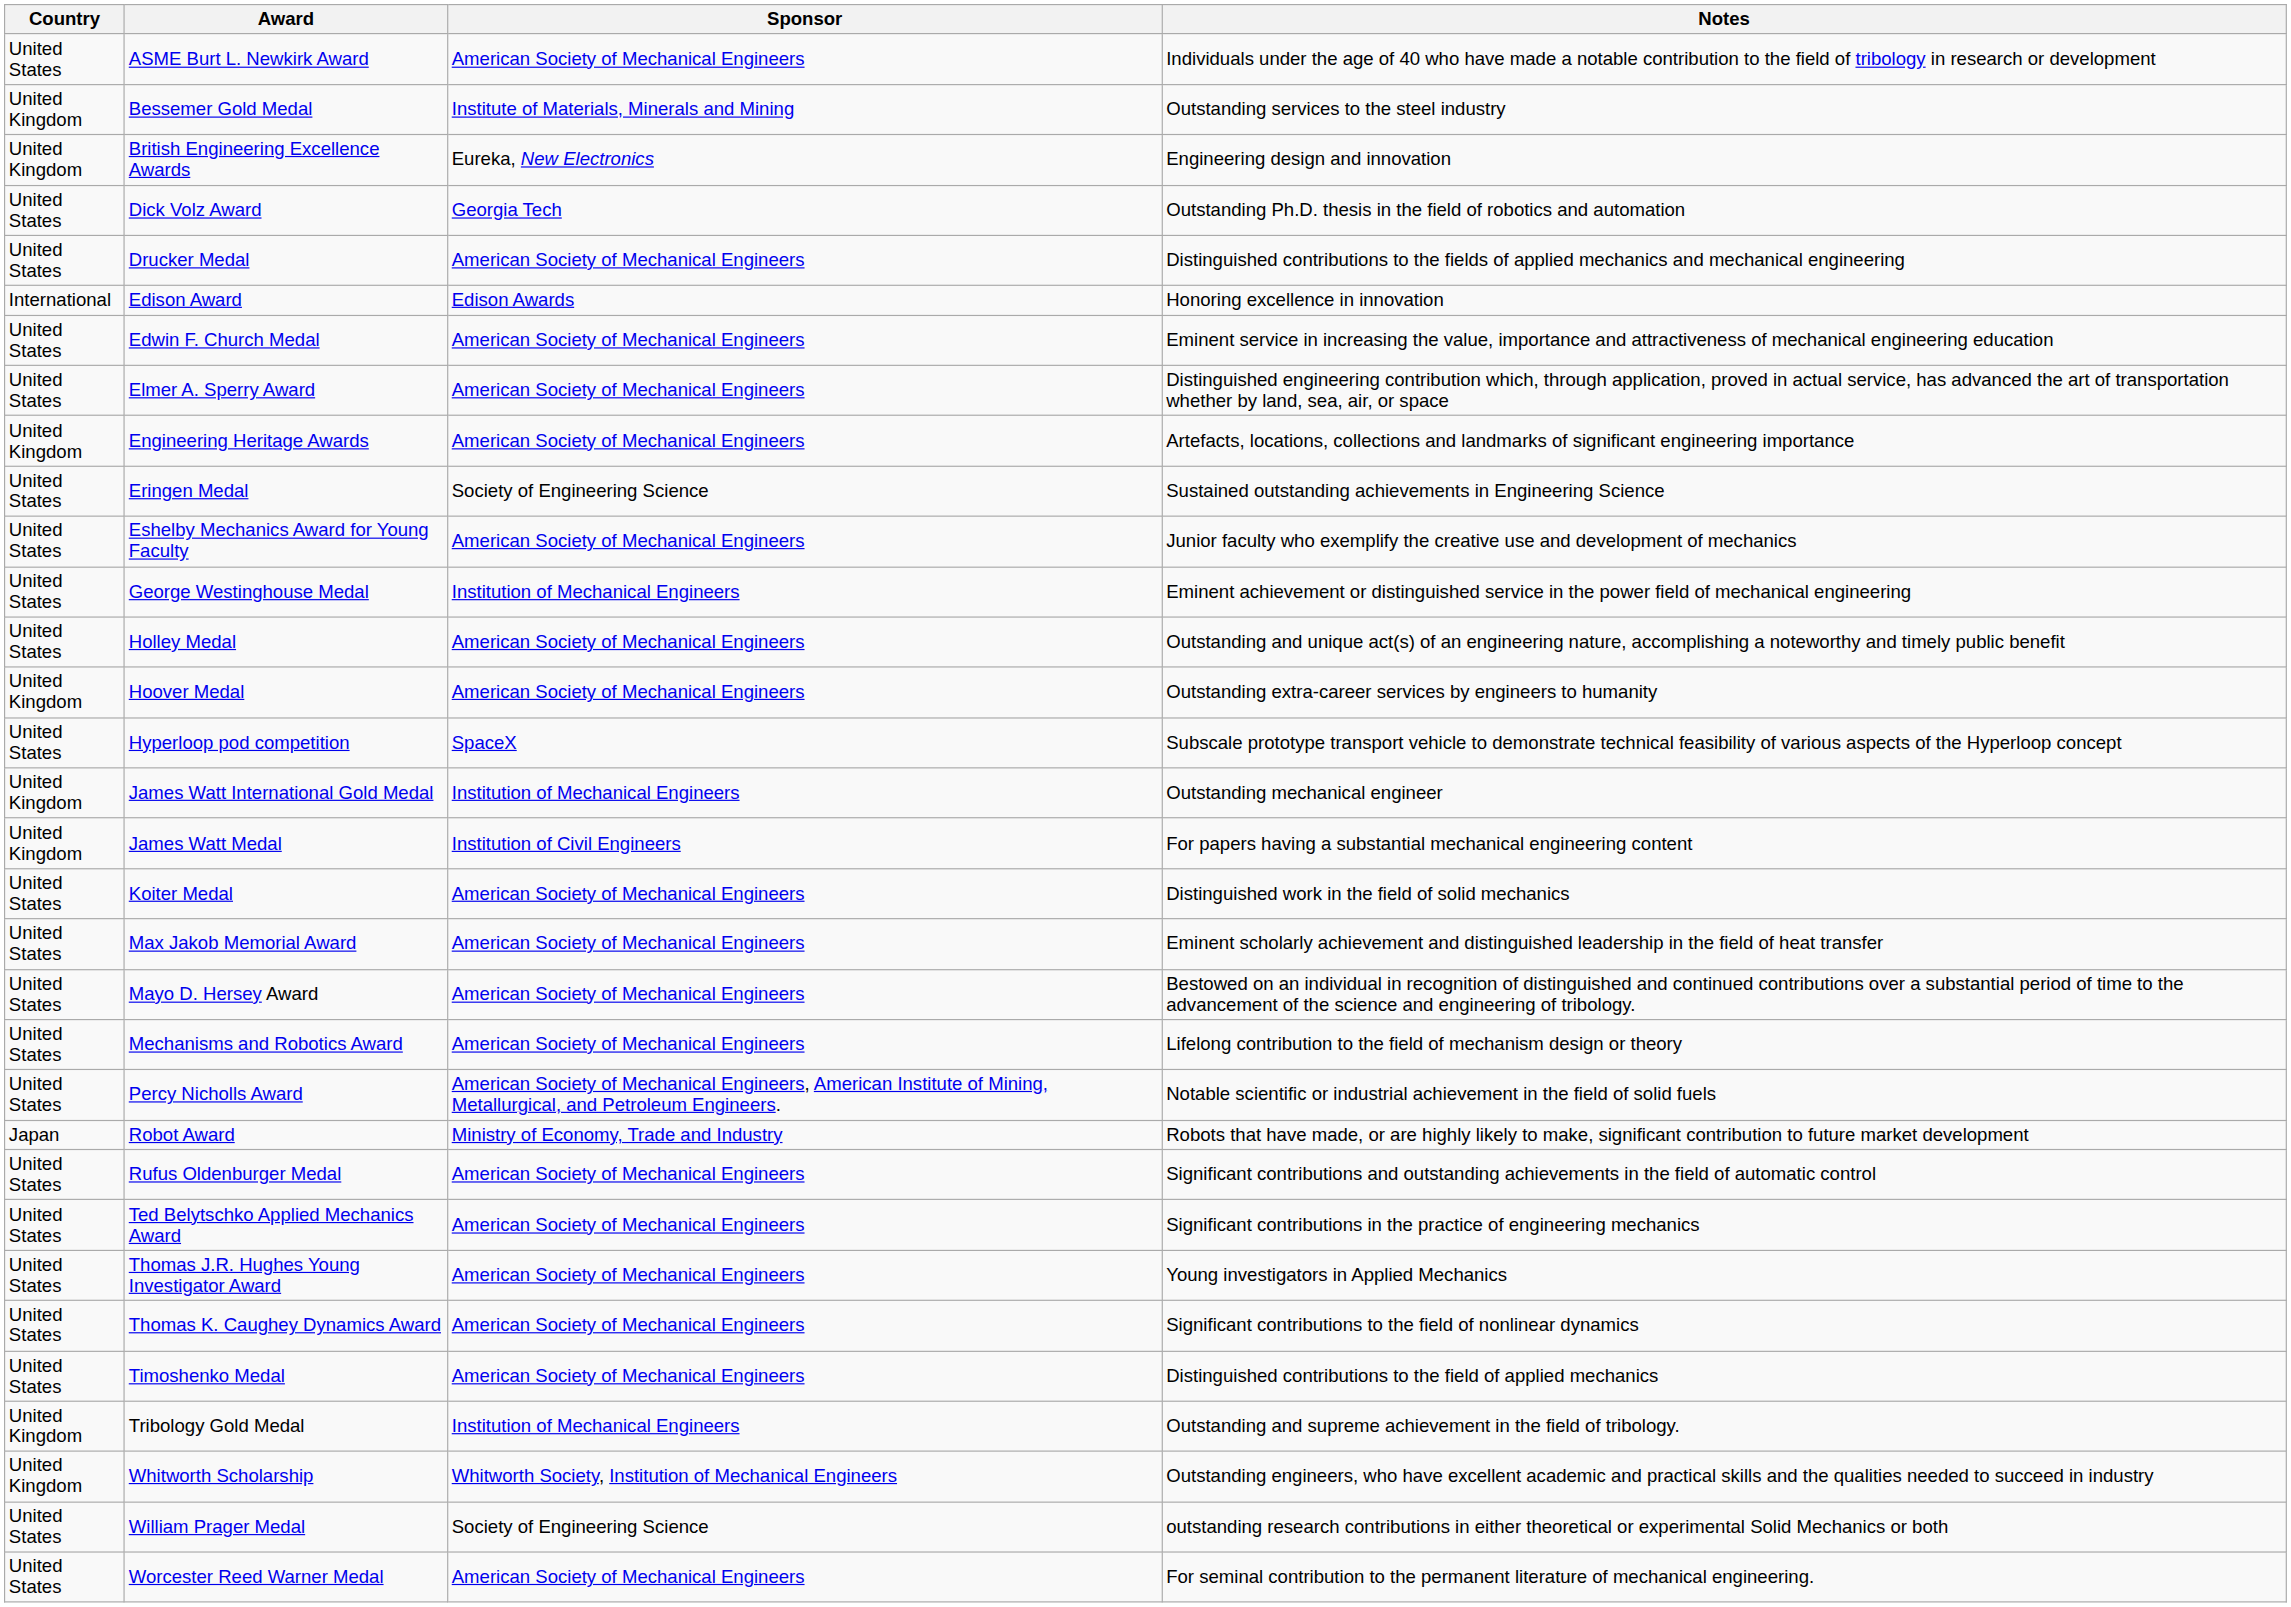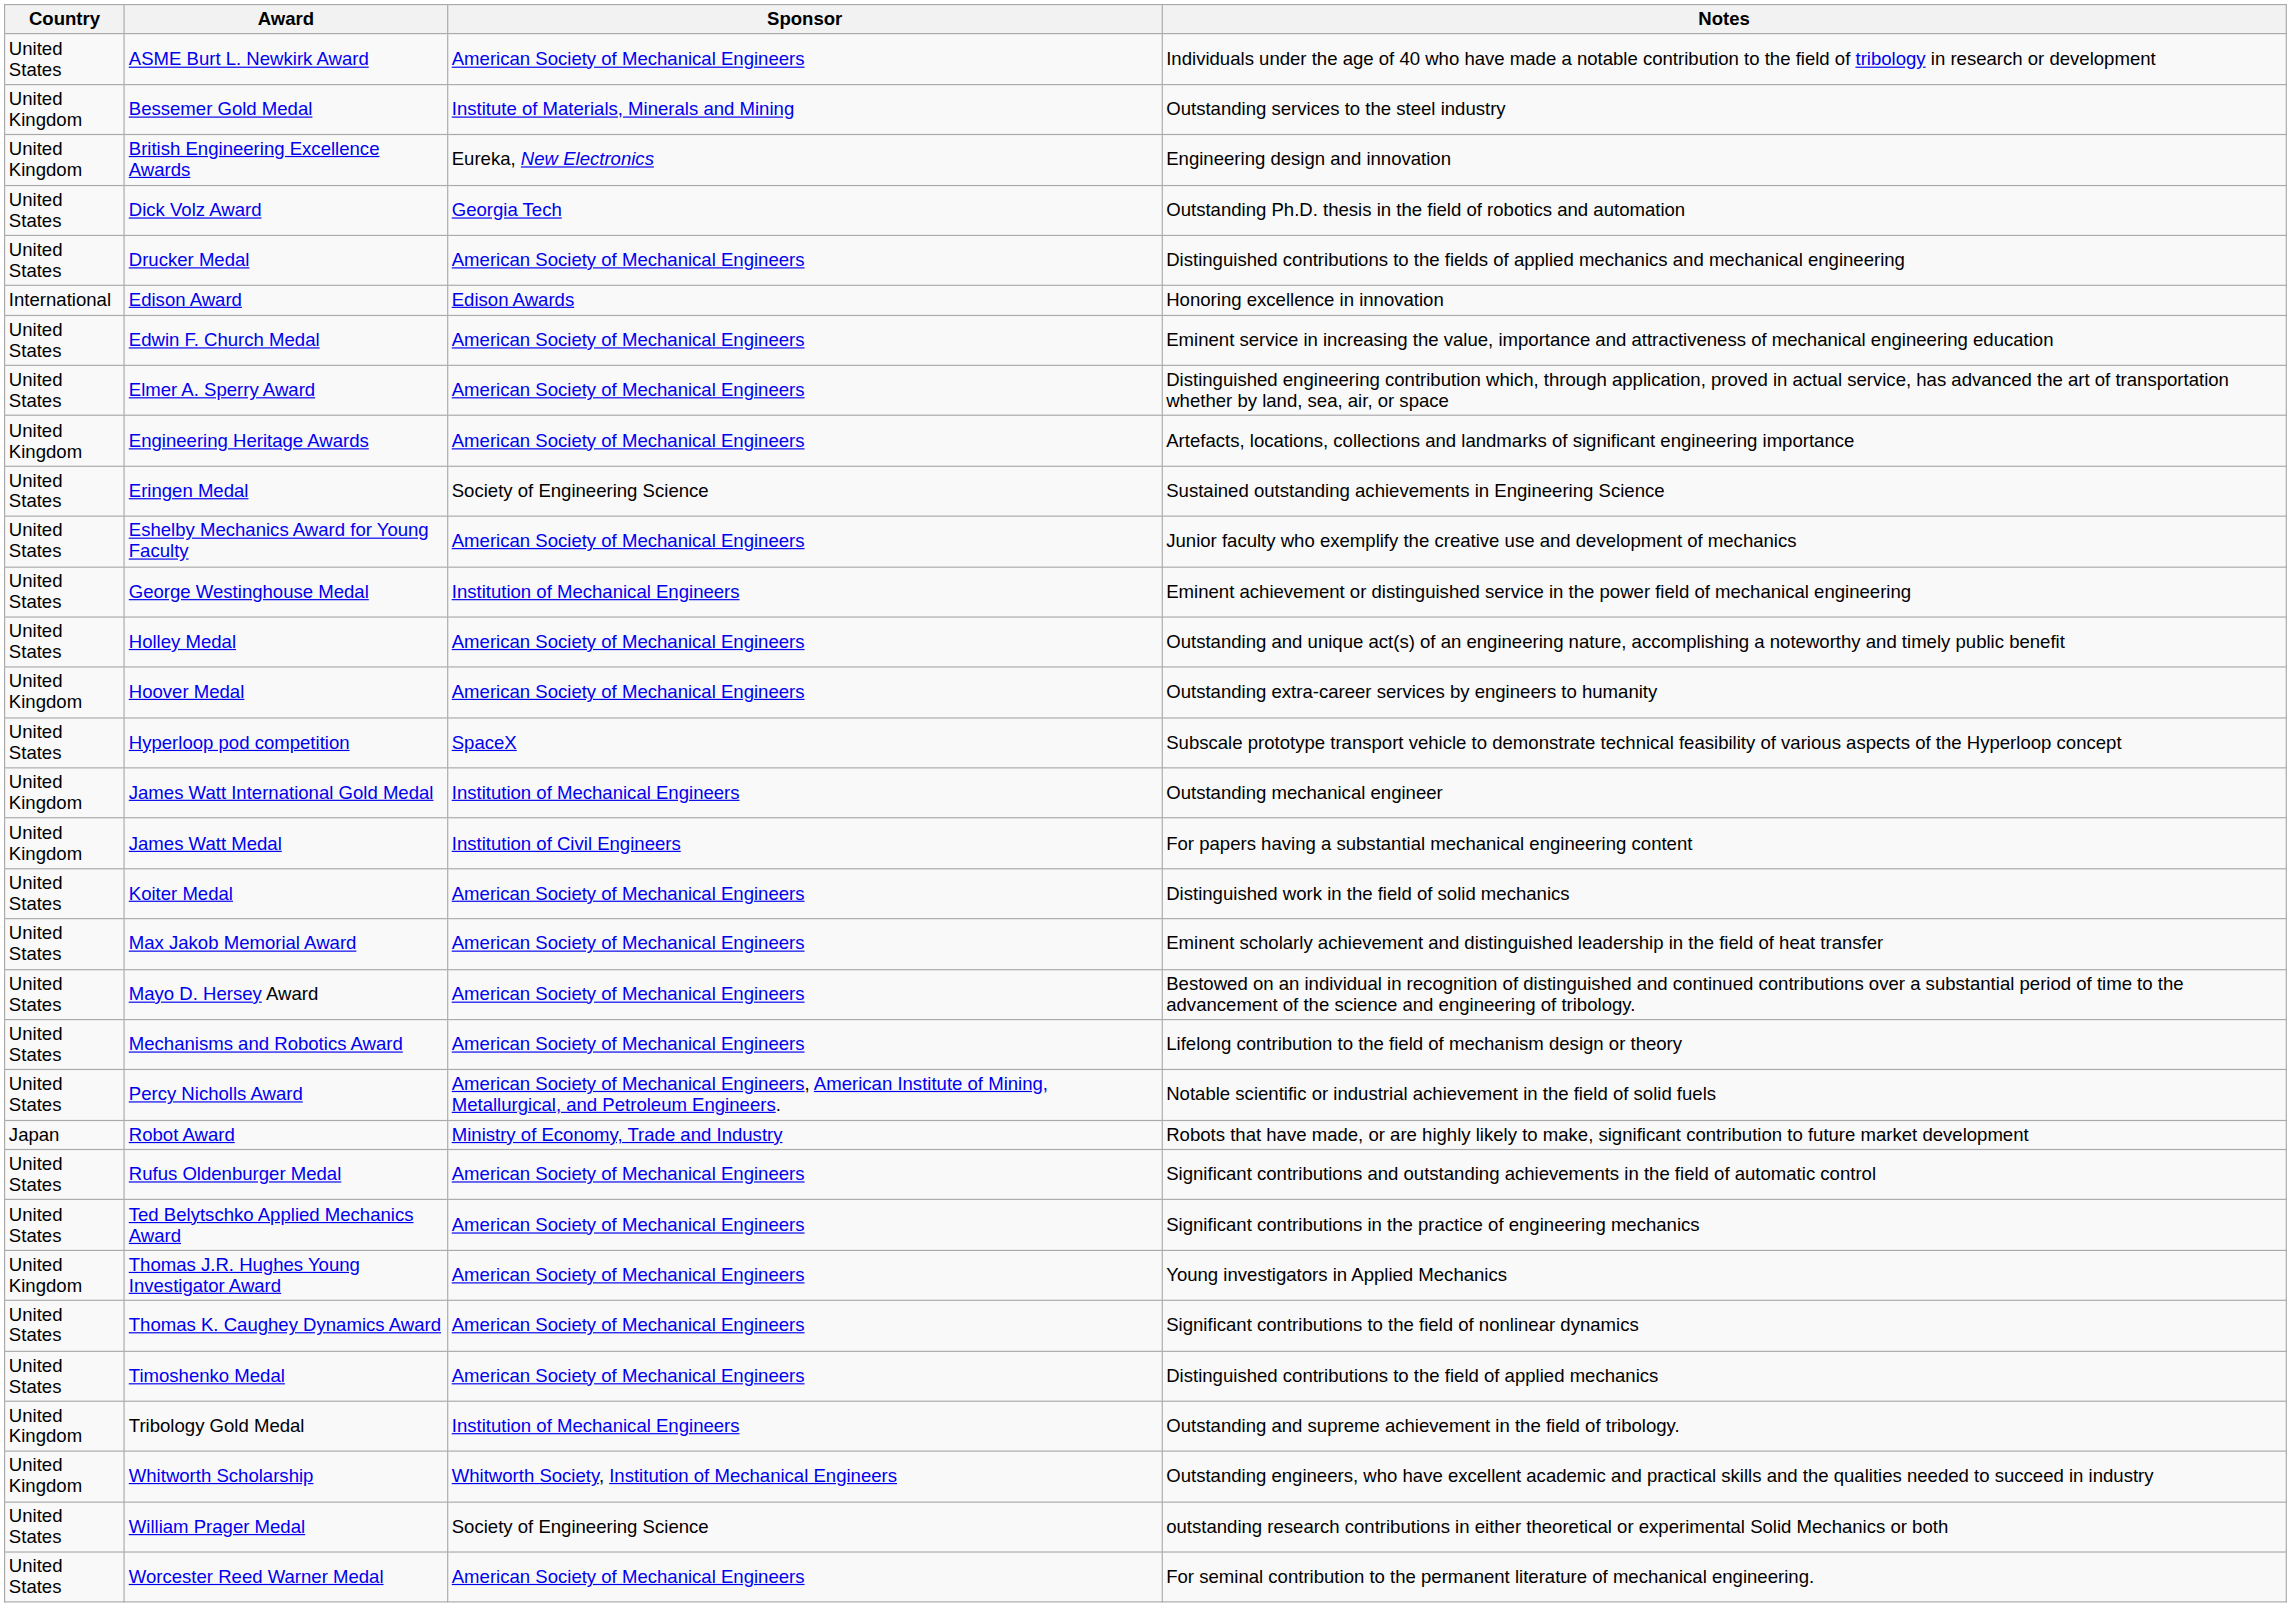(36, 1275) United States -> (45, 1275) United Kingdom
